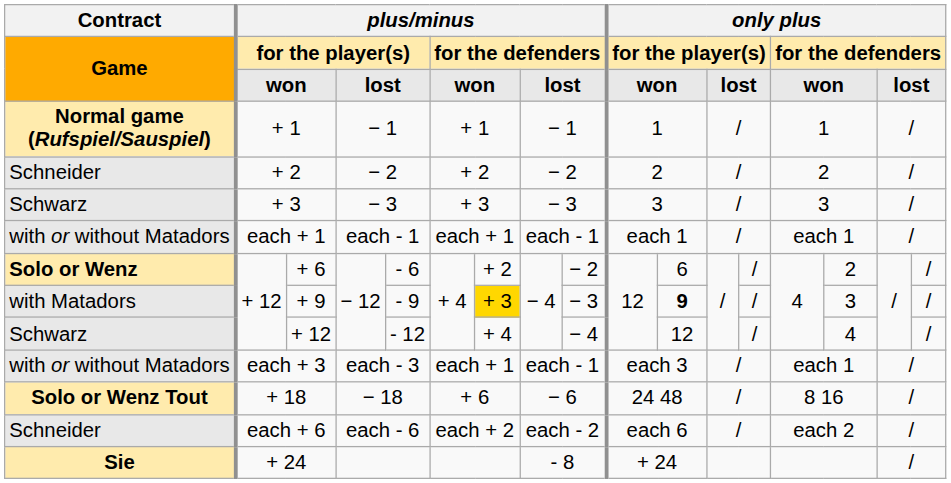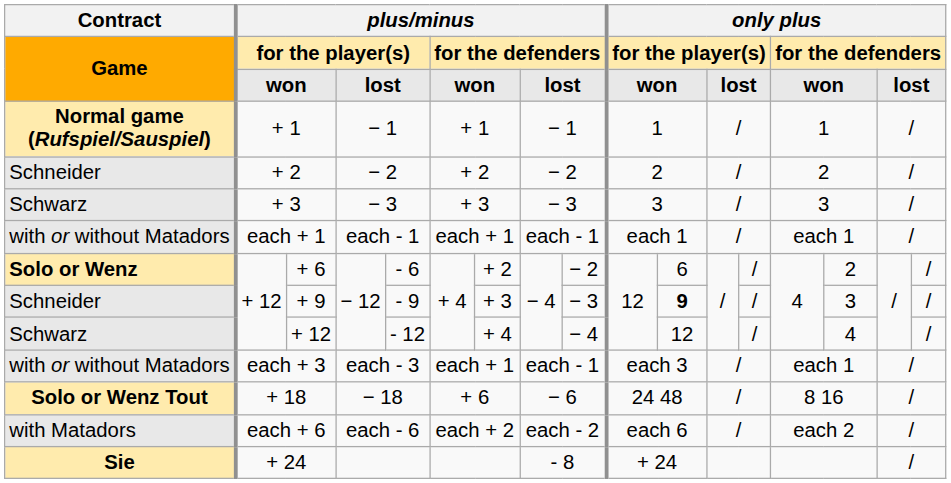(73, 301) with Matadors -> (55, 301) Schneider
(497, 301) gold background -> (497, 301) no background
(55, 430) Schneider -> (73, 430) with Matadors
